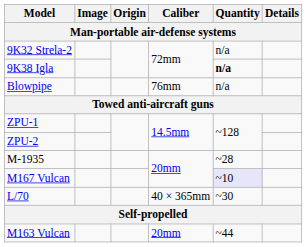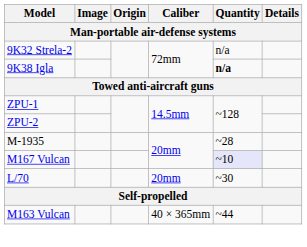- row: (29, 86)
(181, 196) 40 × 365mm -> (166, 178) 20mm
(166, 232) 20mm -> (181, 214) 40 × 365mm
